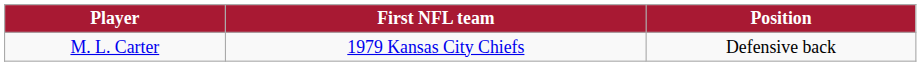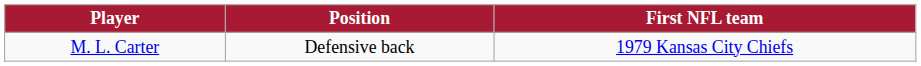columns swapped: (781, 18) <-> (436, 18)
